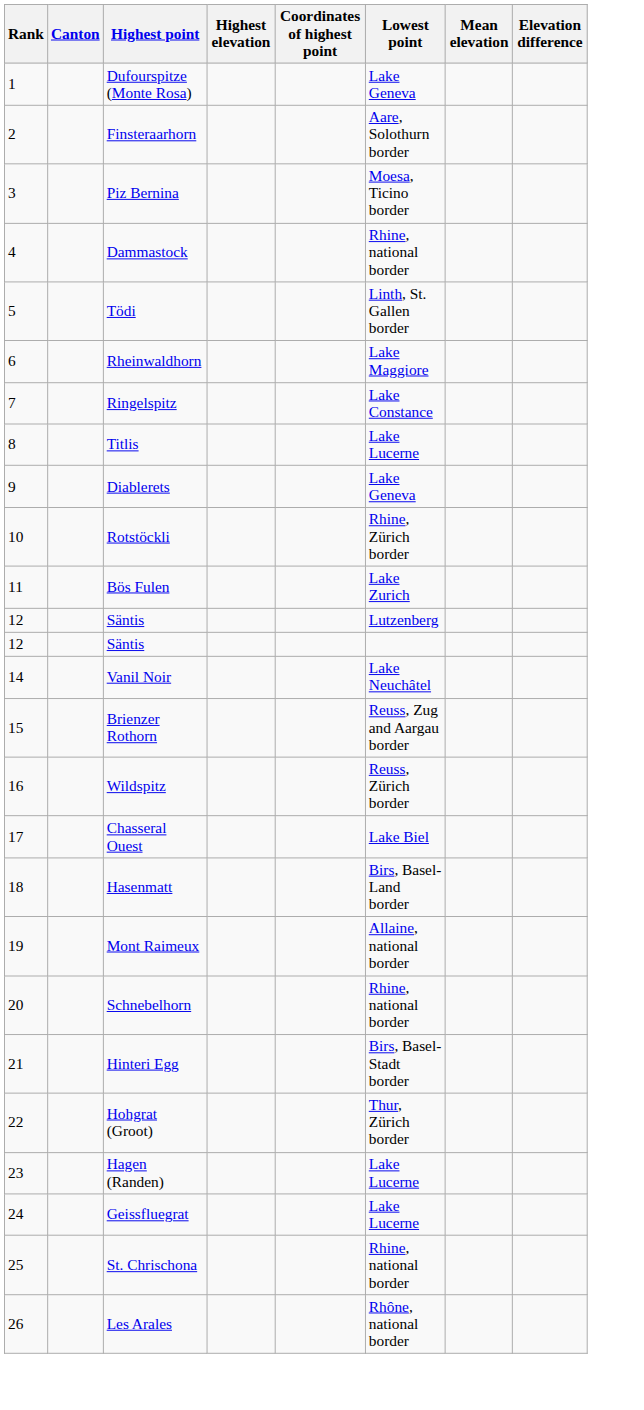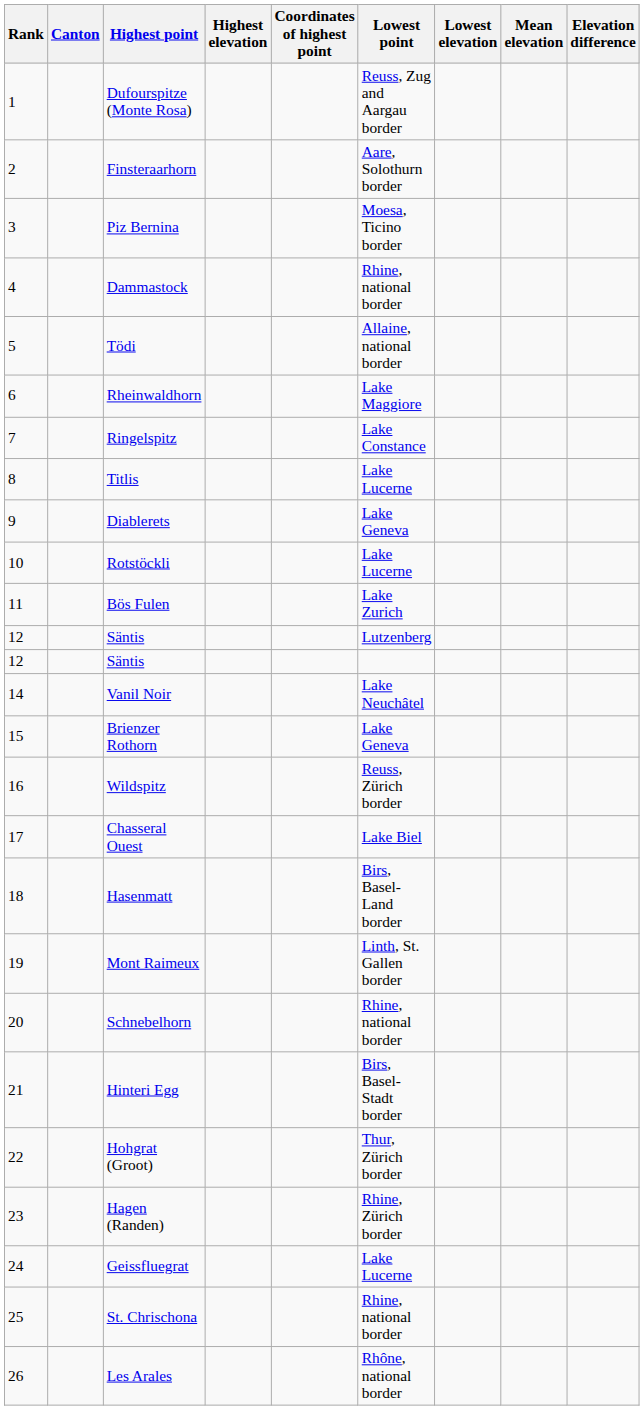+ column: (468, 33)
(392, 84) Lake Geneva -> (396, 101) Reuss, Zug and Aargau border
(398, 311) Linth, St. Gallen border -> (386, 345) Allaine, national border
(389, 536) Rhine, Zürich border -> (387, 562) Lake Lucerne
(404, 727) Reuss, Zug and Aargau border -> (385, 736) Lake Geneva
(394, 946) Allaine, national border -> (391, 963) Linth, St. Gallen border
(394, 1173) Lake Lucerne -> (382, 1216) Rhine, Zürich border
